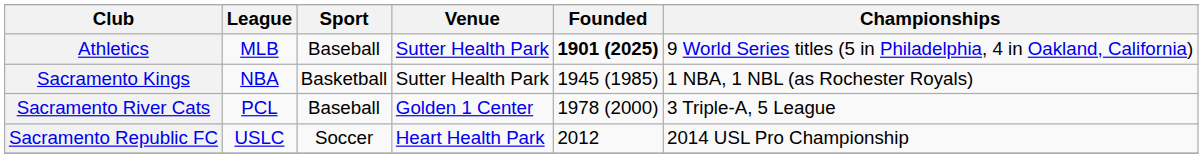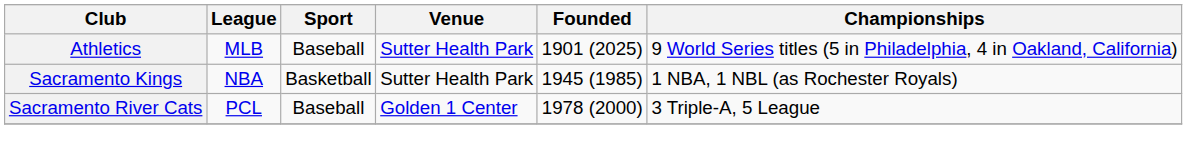(608, 49) bold -> (592, 49) normal
- row: (113, 138)
